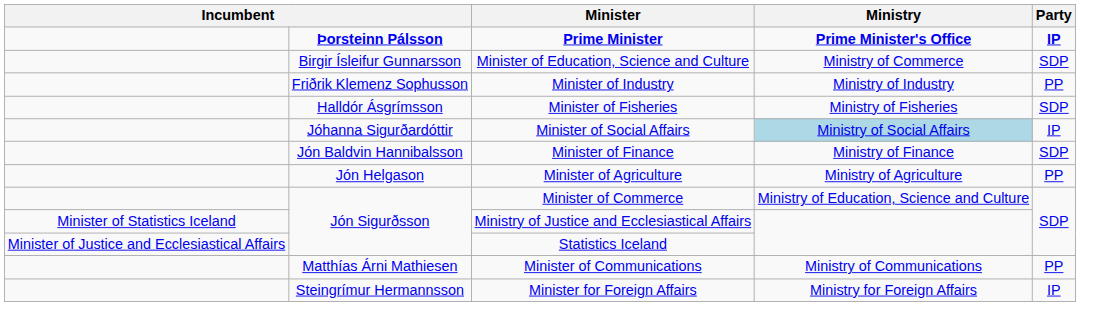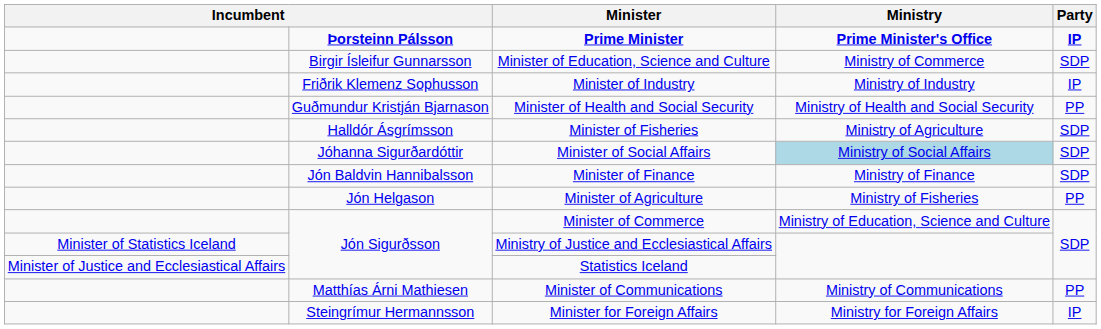(1054, 84) PP -> (1075, 84) IP
+ row: (634, 107)
(894, 107) Ministry of Fisheries -> (914, 130) Ministry of Agriculture
(1054, 130) IP -> (1075, 152) SDP
(894, 175) Ministry of Agriculture -> (914, 198) Ministry of Fisheries
